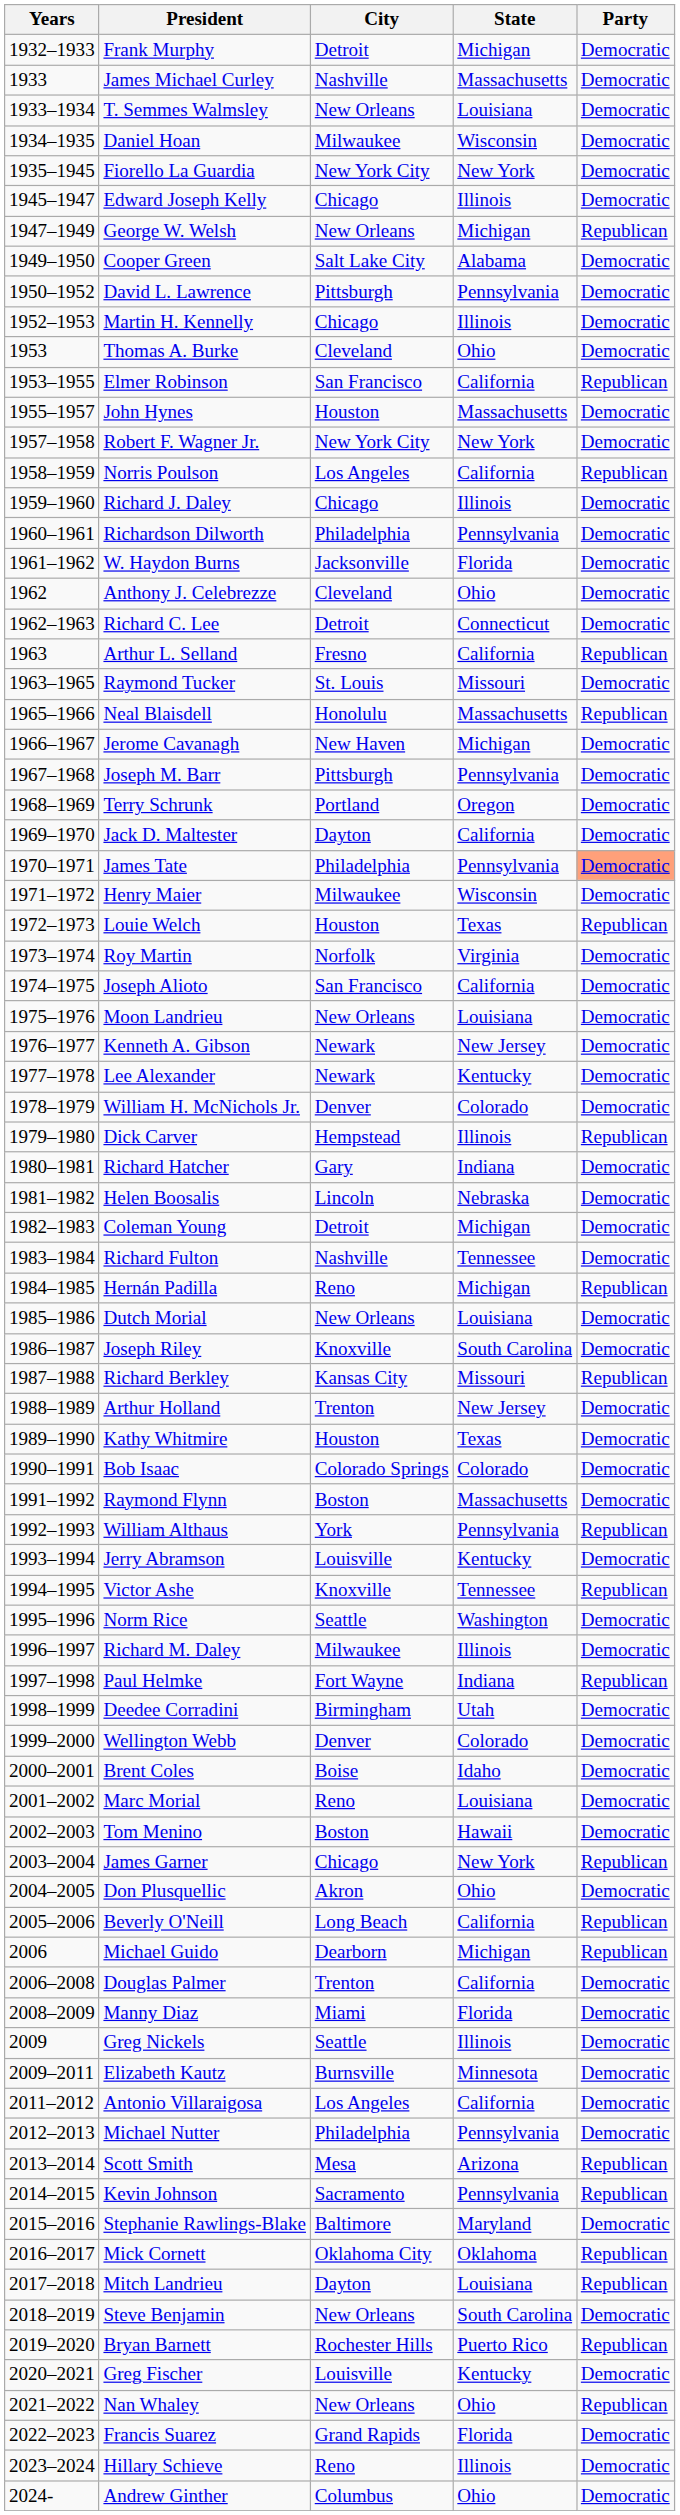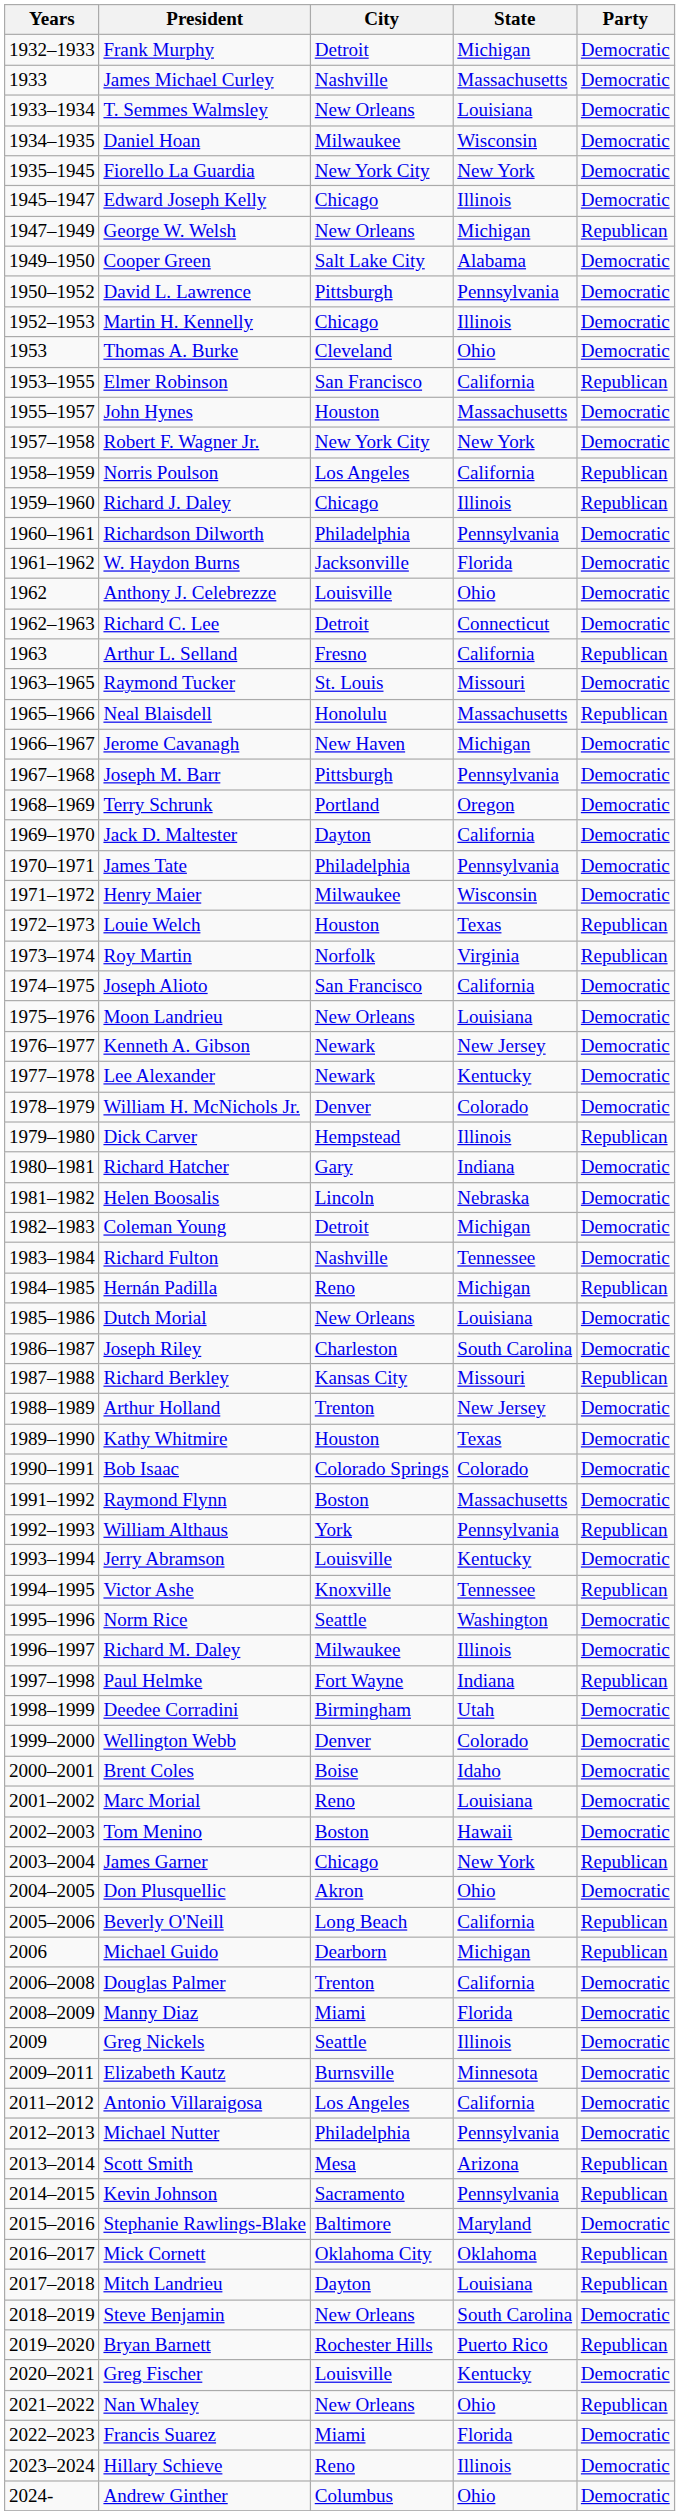(625, 502) Democratic -> (624, 502) Republican
(353, 593) Cleveland -> (353, 593) Louisville
(625, 865) lightsalmon background -> (625, 865) no background
(625, 955) Democratic -> (624, 955) Republican
(353, 1348) Knoxville -> (356, 1348) Charleston
(367, 2435) Grand Rapids -> (340, 2435) Miami
